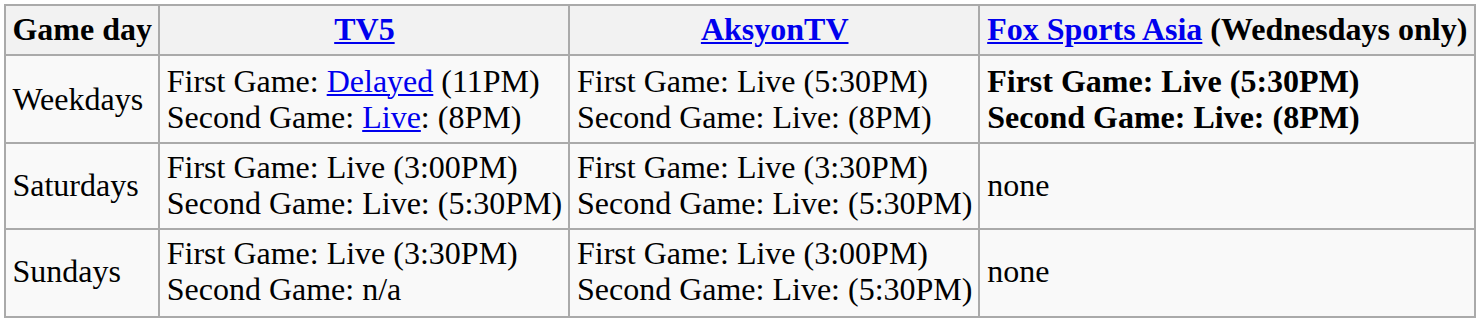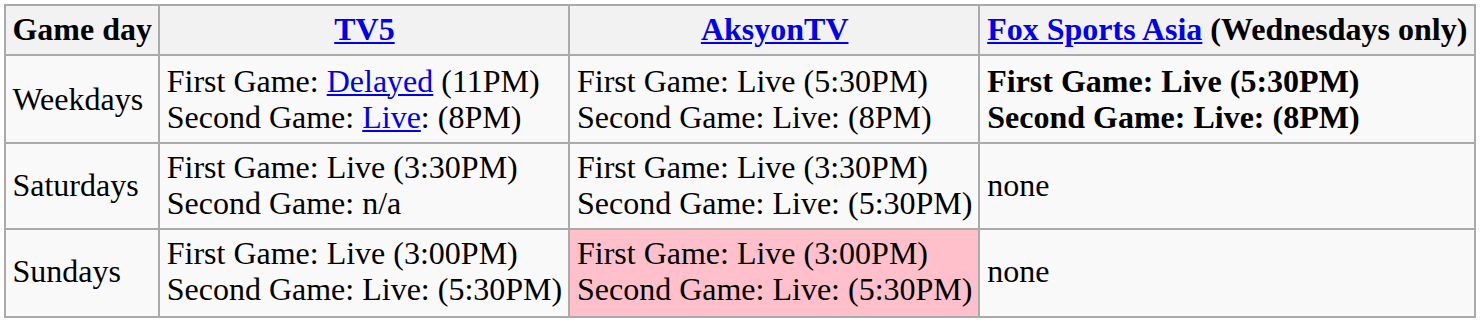(364, 185) First Game: Live (3:00PM) Second Game: Live: (5:30PM) -> (342, 185) First Game: Live (3:30PM) Second Game: n/a
(342, 272) First Game: Live (3:30PM) Second Game: n/a -> (364, 272) First Game: Live (3:00PM) Second Game: Live: (5:30PM)
(775, 272) no background -> (775, 272) pink background
